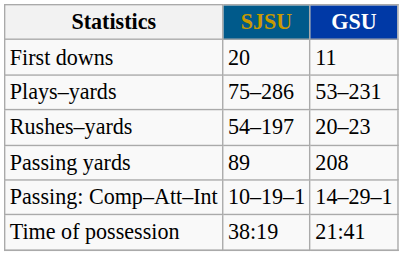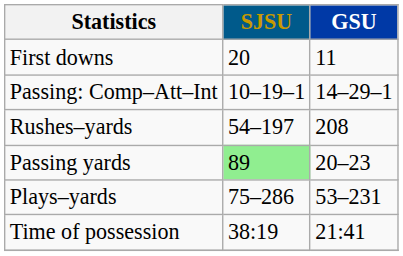rows swapped: (63, 92) <-> (114, 197)
(343, 127) 20–23 -> (332, 127) 208
(239, 162) no background -> (239, 162) lightgreen background
(332, 162) 208 -> (343, 162) 20–23
